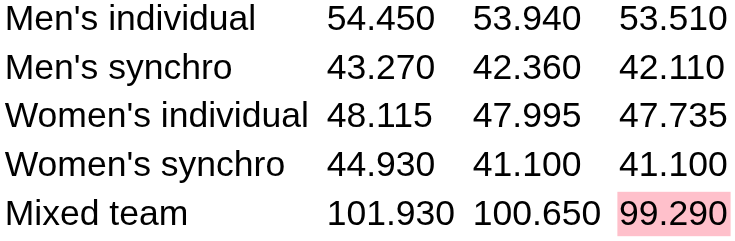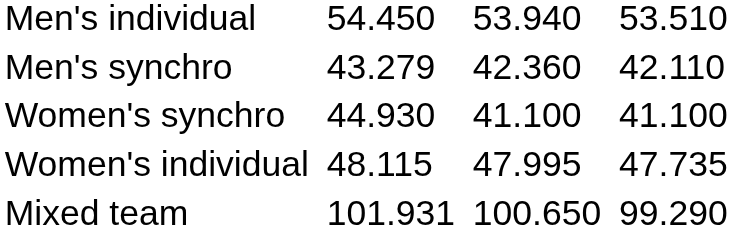(381, 66) 43.270 -> (381, 66) 43.279
rows swapped: (157, 115) <-> (145, 164)
(391, 213) 101.930 -> (391, 213) 101.931
(673, 213) pink background -> (673, 213) no background
